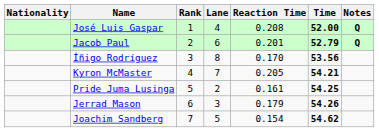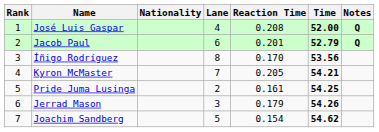columns swapped: (190, 12) <-> (38, 12)
